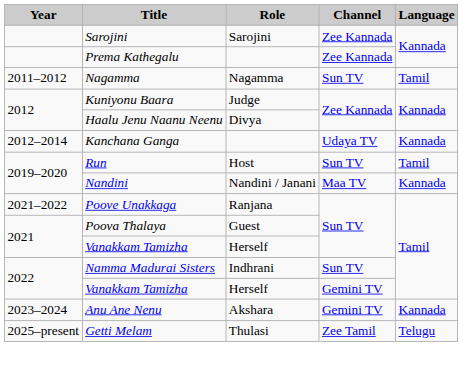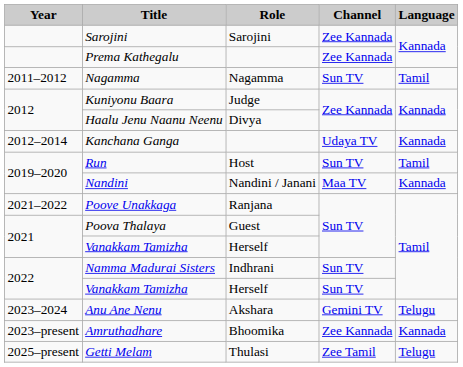(352, 288) Gemini TV -> (343, 288) Sun TV
(422, 309) Kannada -> (417, 309) Telugu
+ row: (43, 330)
